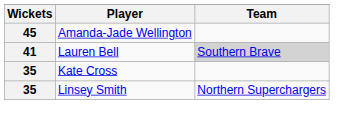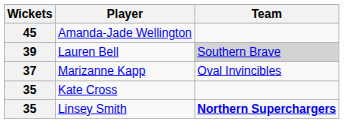(30, 52) 41 -> (30, 52) 39
+ row: (102, 71)
(262, 90) normal -> (267, 109) bold
